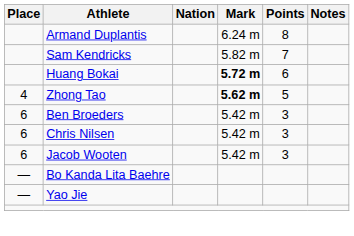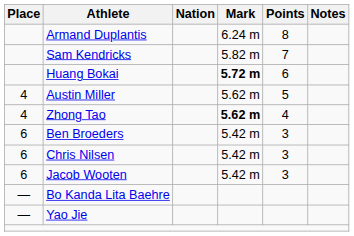+ row: (81, 94)
(285, 94) 5 -> (285, 114) 4
